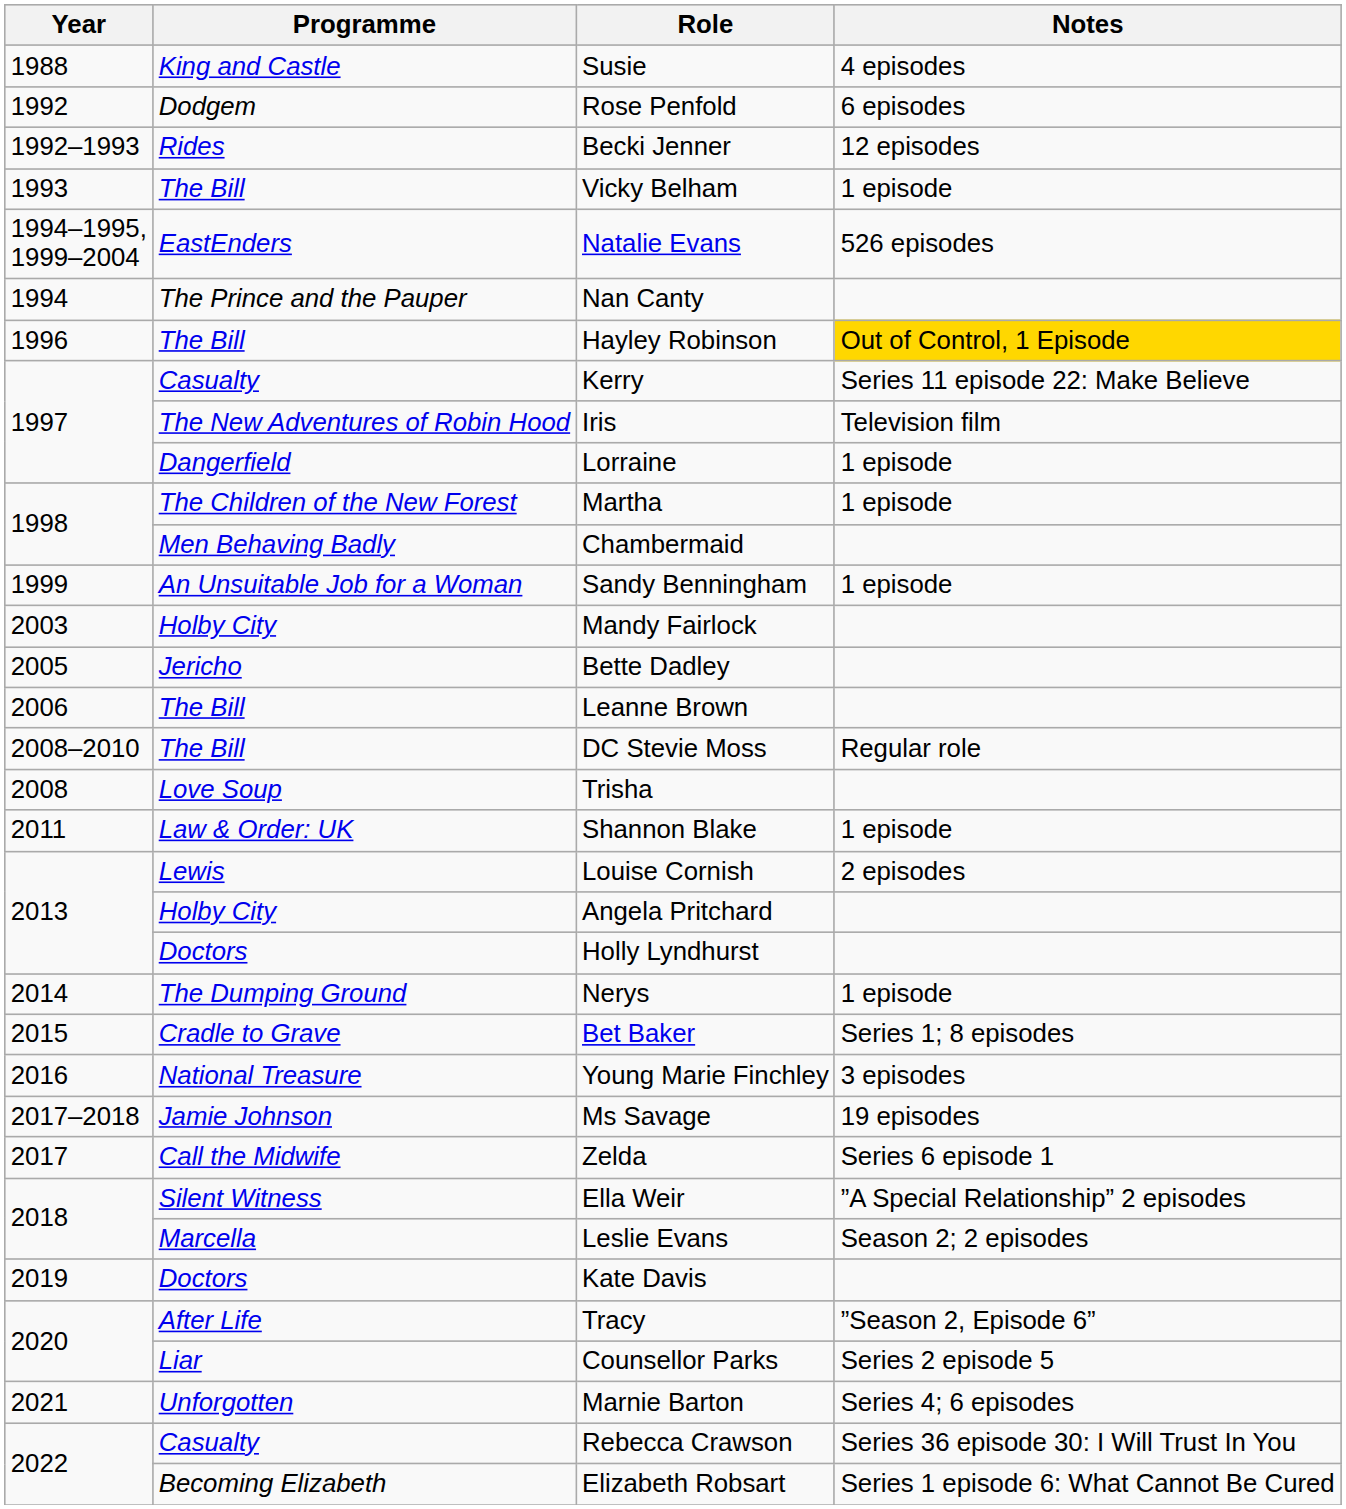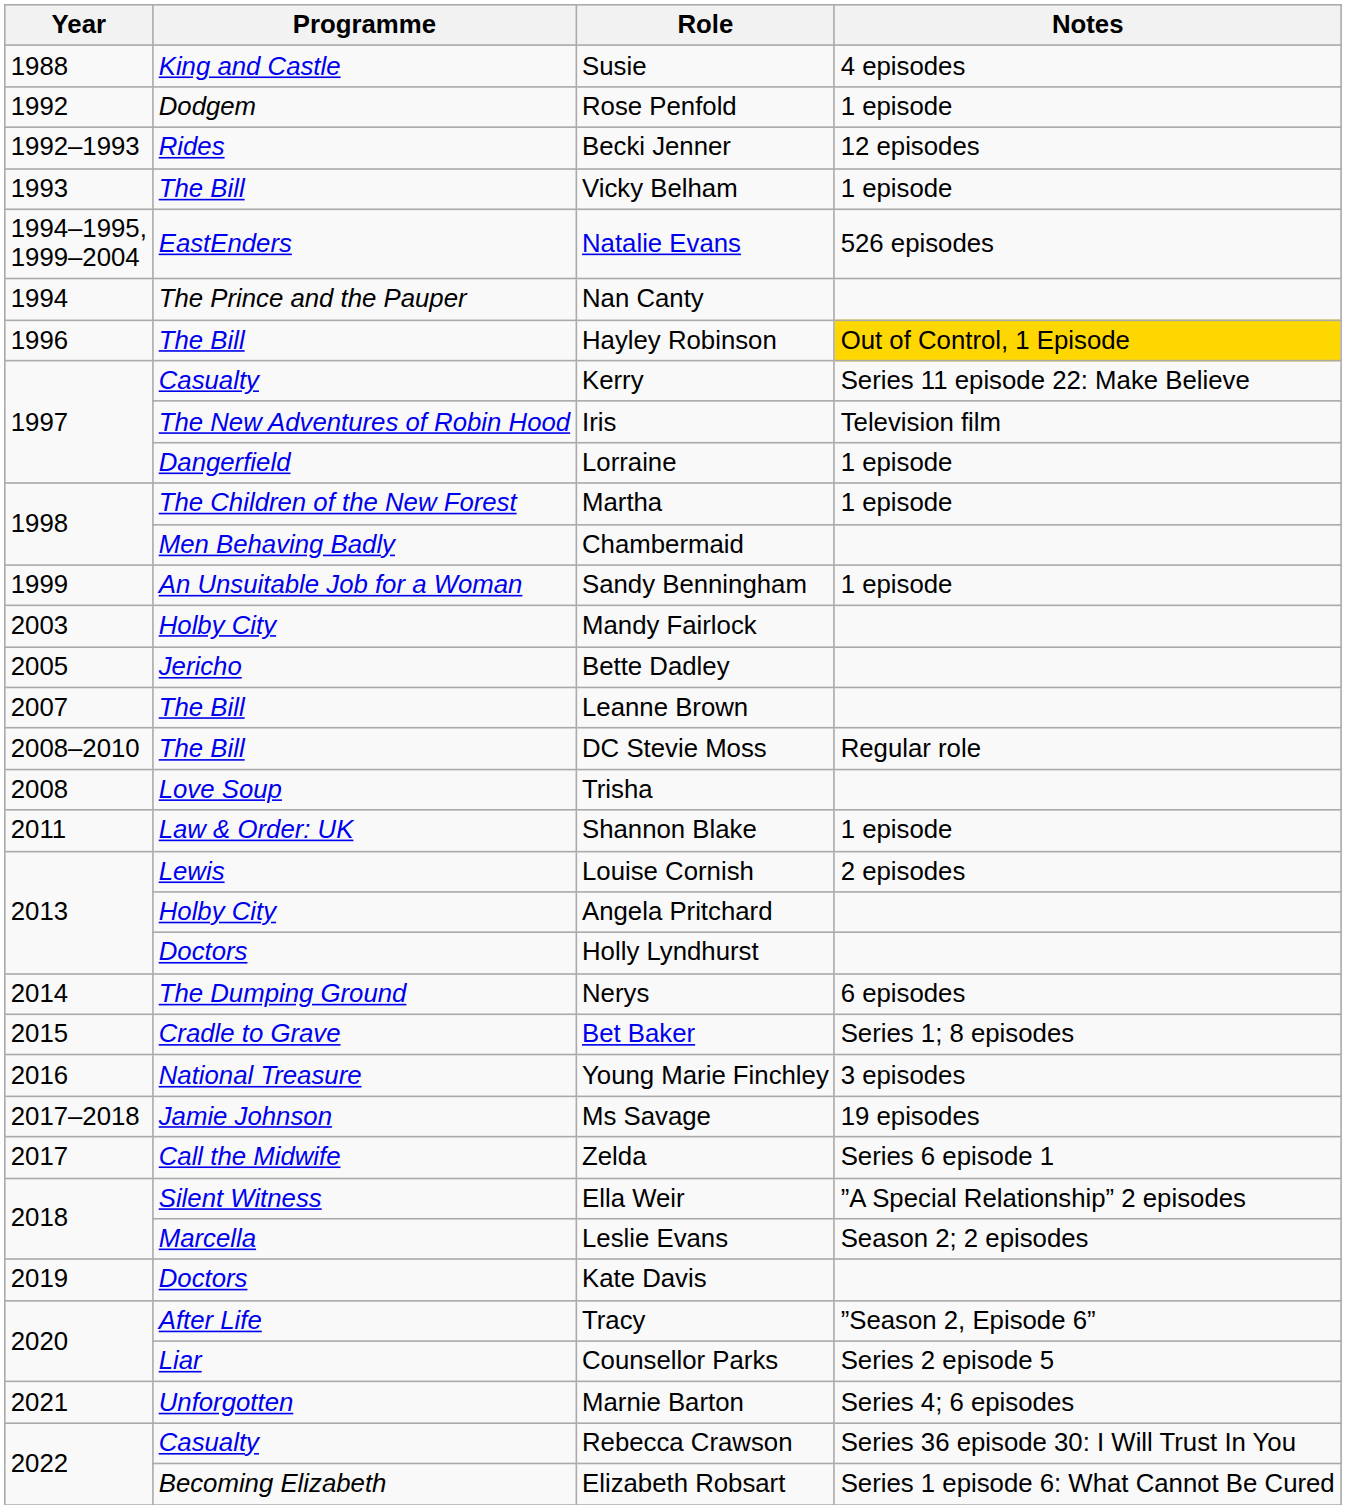(903, 106) 6 episodes -> (897, 106) 1 episode
(39, 707) 2006 -> (39, 707) 2007
(897, 993) 1 episode -> (903, 993) 6 episodes
